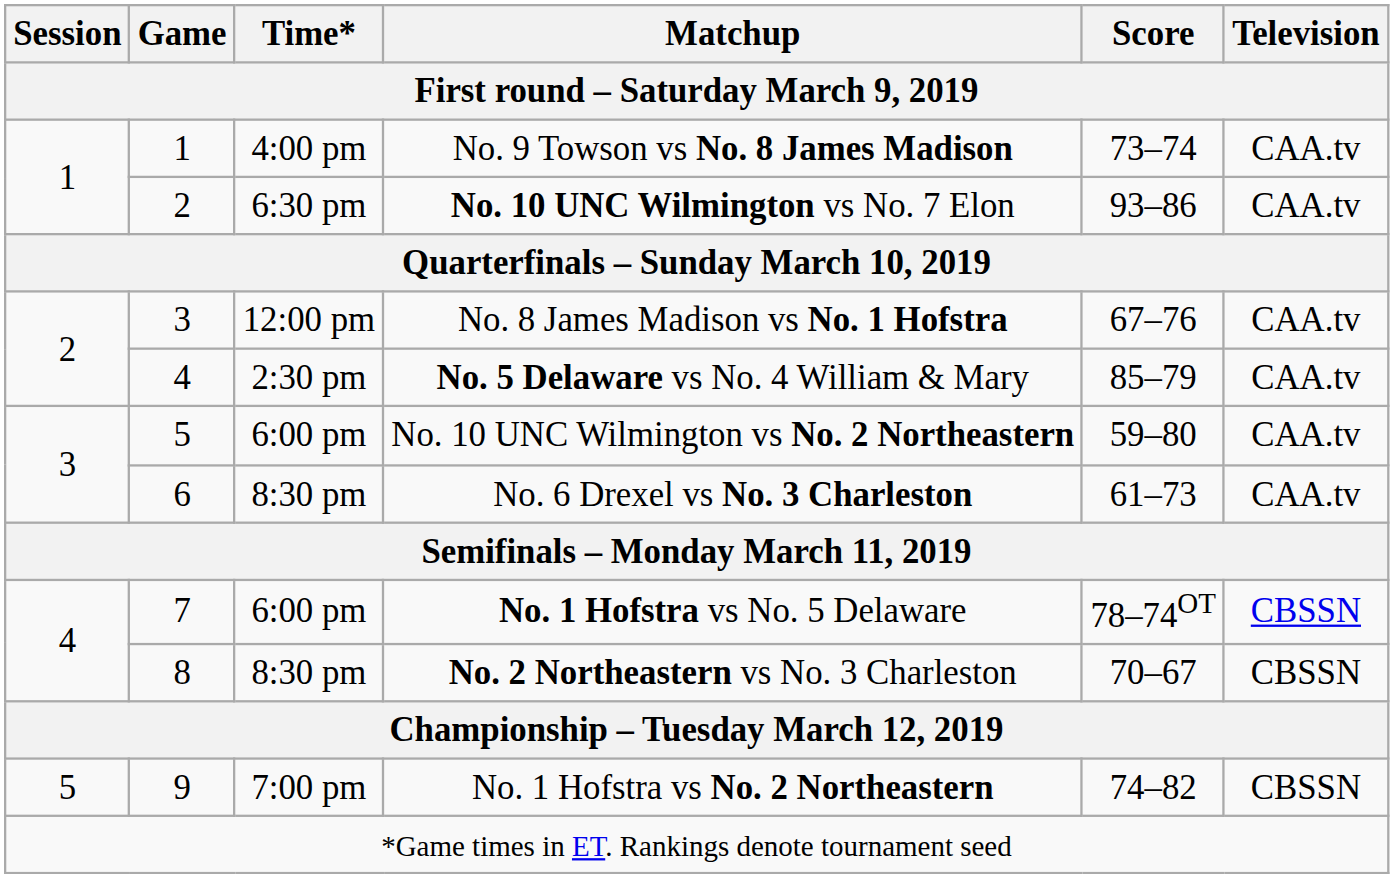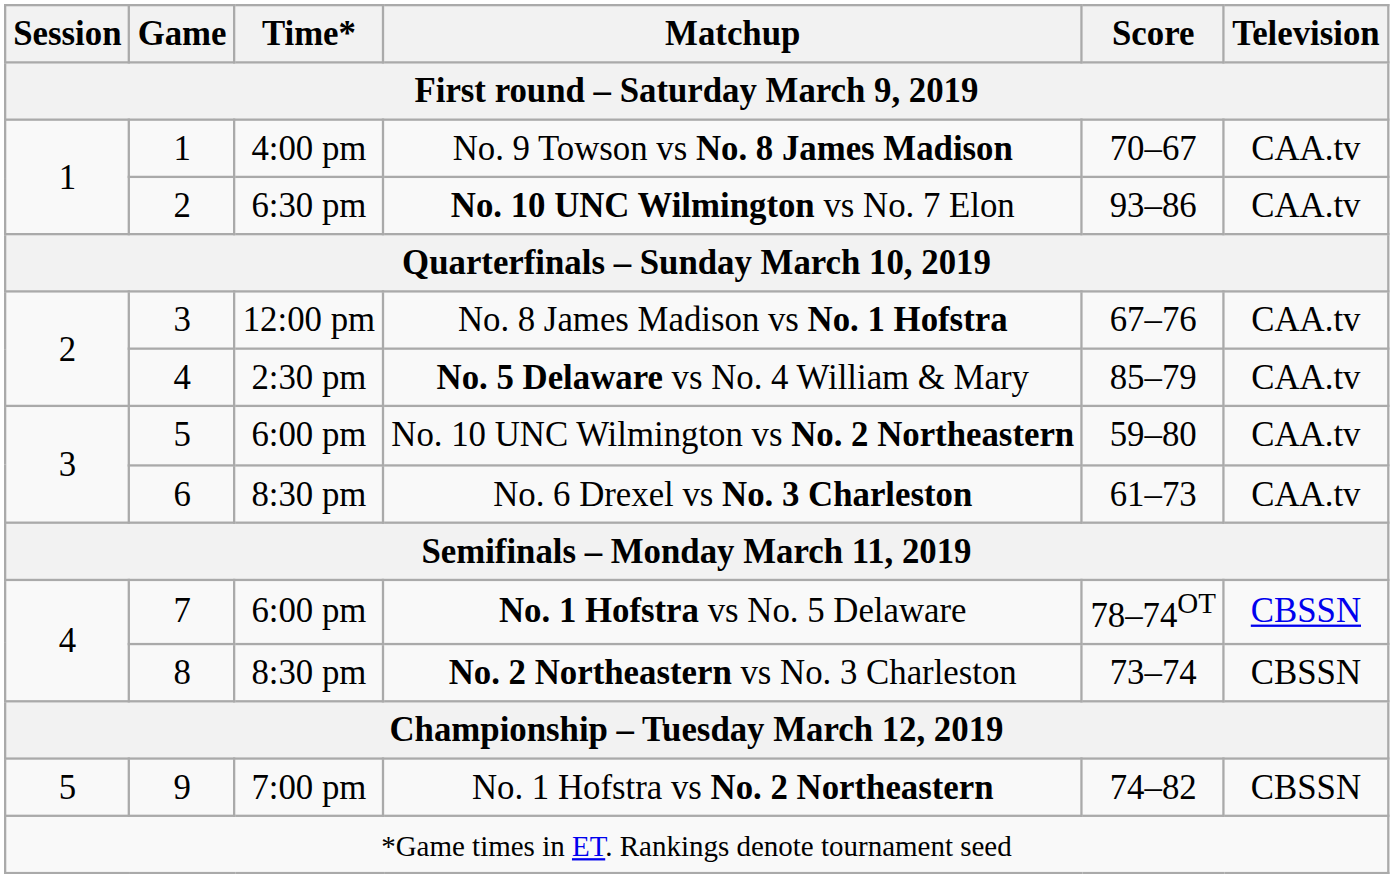(1153, 148) 73–74 -> (1153, 148) 70–67
(1153, 671) 70–67 -> (1153, 671) 73–74
